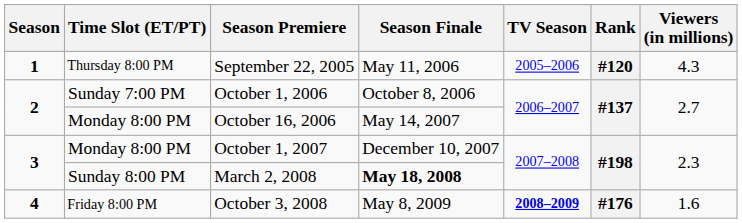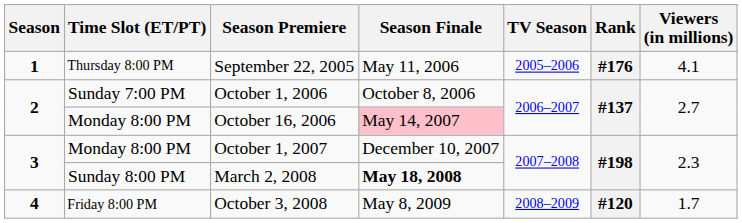(615, 65) #120 -> (615, 65) #176
(689, 65) 4.3 -> (689, 65) 4.1
(411, 120) no background -> (411, 120) pink background
(547, 203) bold -> (547, 203) normal
(615, 203) #176 -> (615, 203) #120
(689, 203) 1.6 -> (689, 203) 1.7
